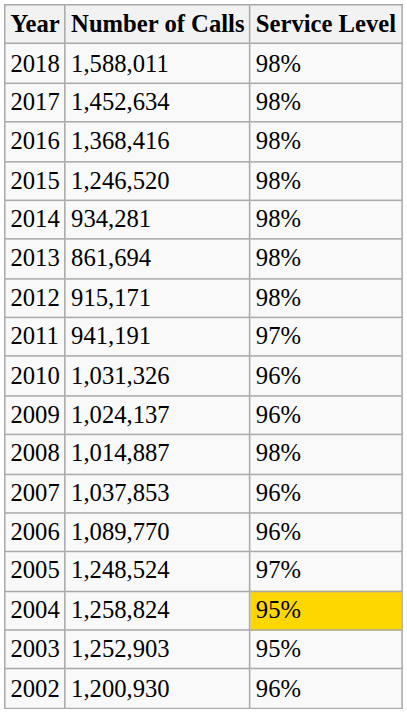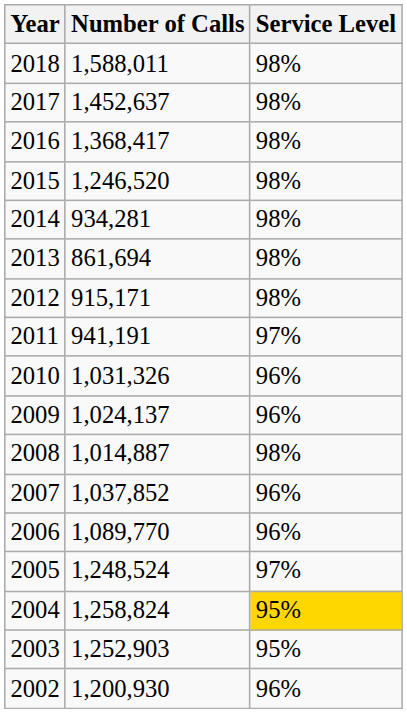(120, 102) 1,452,634 -> (120, 102) 1,452,637
(120, 141) 1,368,416 -> (120, 141) 1,368,417
(120, 492) 1,037,853 -> (120, 492) 1,037,852
